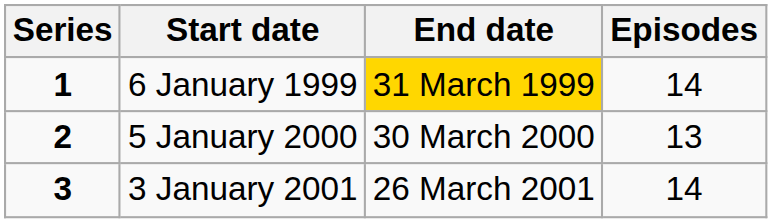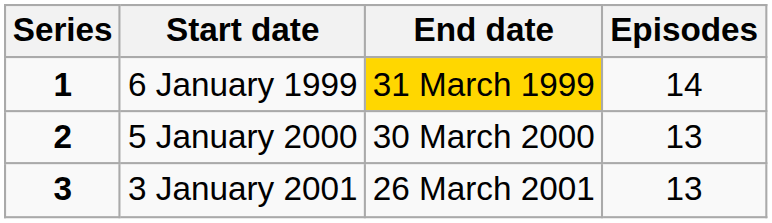(684, 189) 14 -> (684, 189) 13
